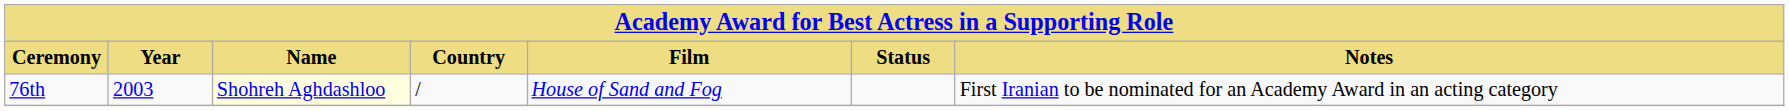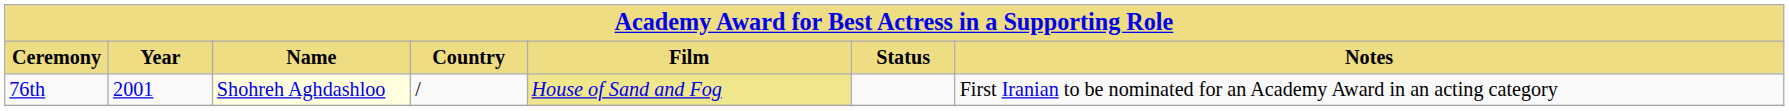(133, 89) 2003 -> (133, 89) 2001
(627, 89) no background -> (627, 89) khaki background
